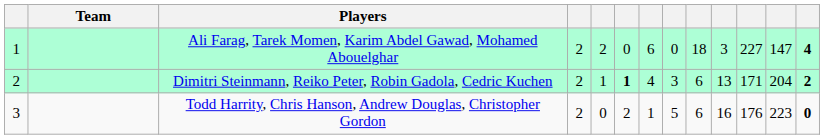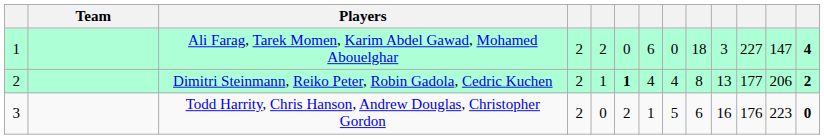(674, 81) 3 -> (674, 81) 4
(699, 81) 6 -> (699, 81) 8
(751, 81) 171 -> (751, 81) 177
(781, 81) 204 -> (781, 81) 206
